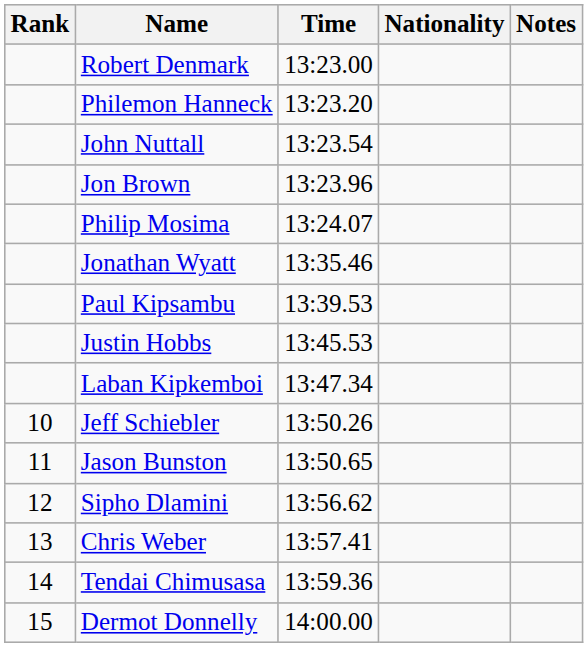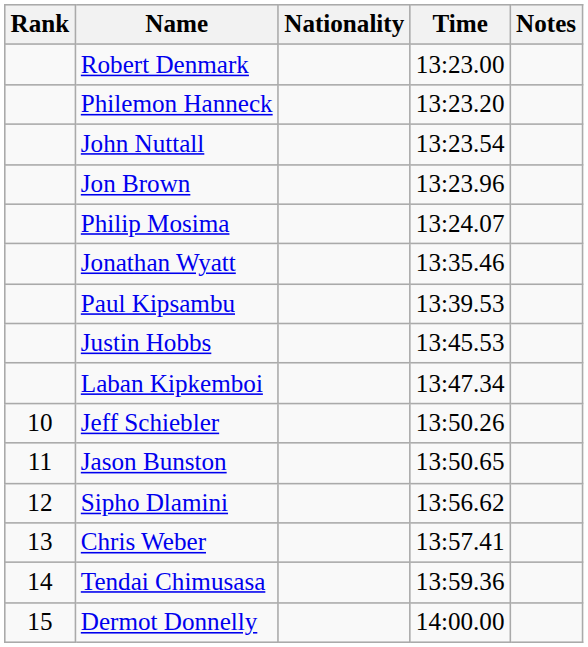columns swapped: (444, 24) <-> (329, 24)
